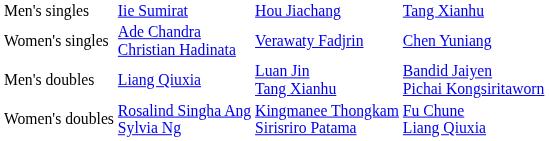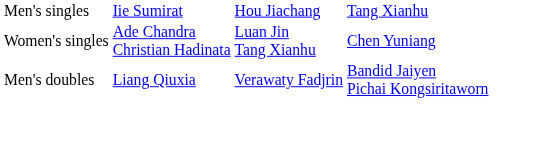(309, 41) Verawaty Fadjrin -> (275, 41) Luan Jin Tang Xianhu
(296, 80) Luan Jin Tang Xianhu -> (289, 80) Verawaty Fadjrin
- row: (59, 119)
